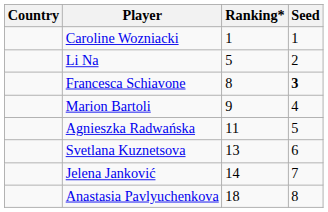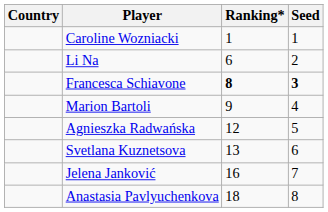(229, 60) 5 -> (229, 60) 6
(229, 83) normal -> (229, 83) bold
(232, 128) 11 -> (232, 128) 12
(232, 173) 14 -> (232, 173) 16
